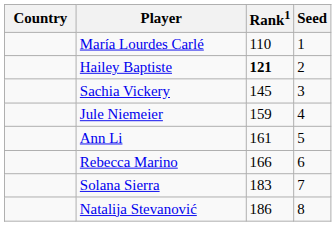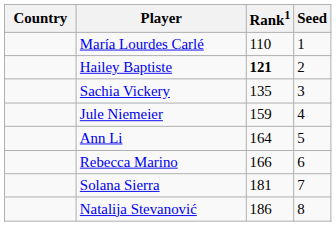(261, 91) 145 -> (261, 91) 135
(261, 138) 161 -> (261, 138) 164
(261, 185) 183 -> (261, 185) 181
